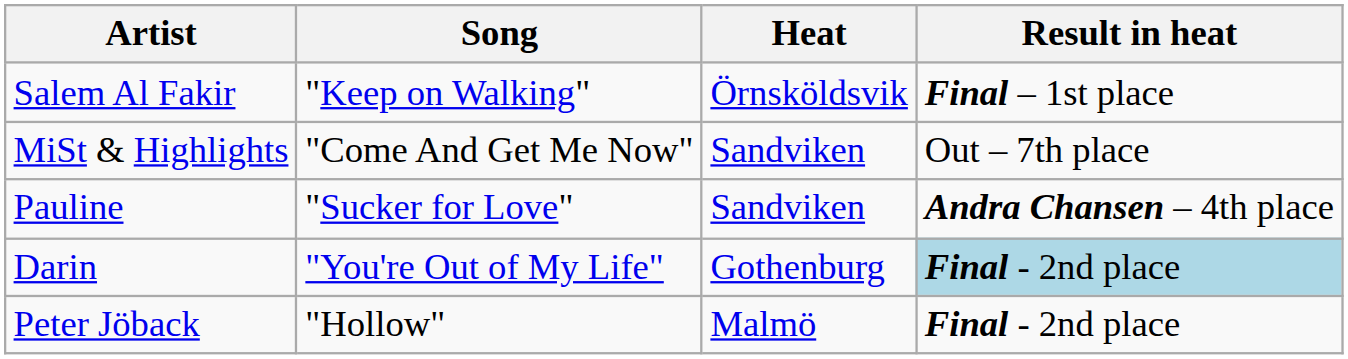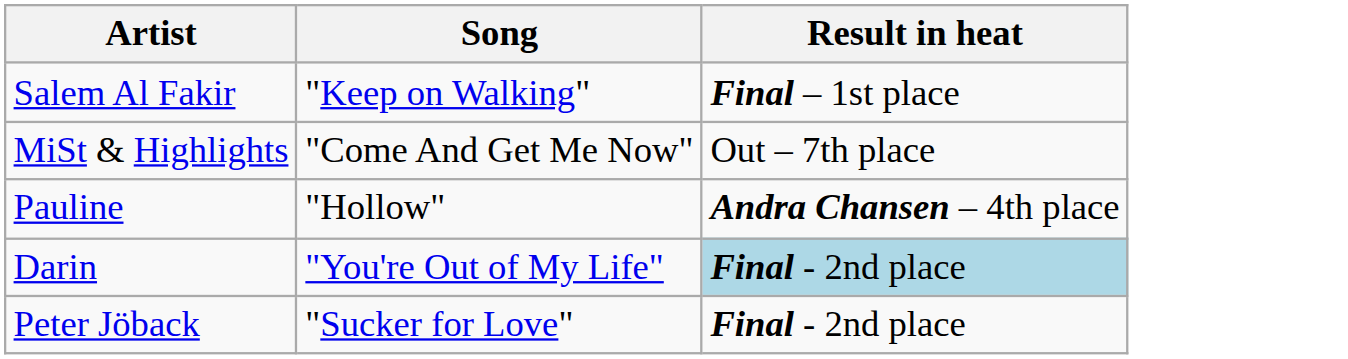- column: (809, 33)
(439, 207) "Sucker for Love" -> (375, 207) "Hollow"
(375, 324) "Hollow" -> (439, 324) "Sucker for Love"
